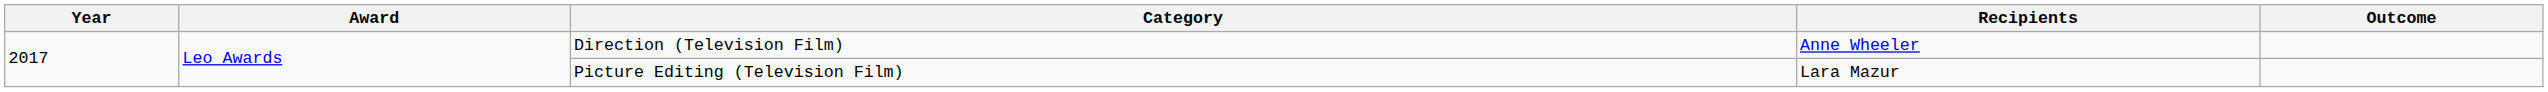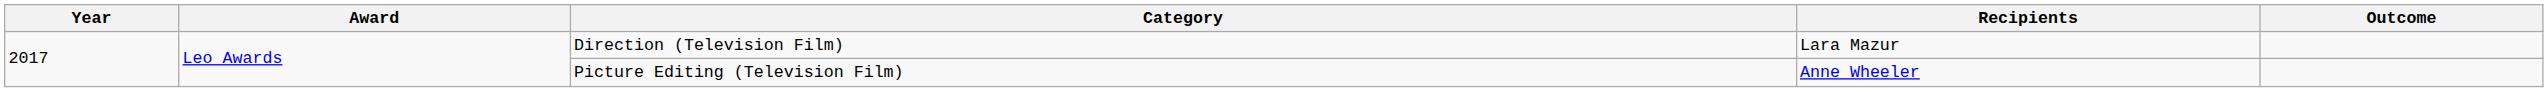(1860, 45) Anne Wheeler -> (1850, 45) Lara Mazur
(1850, 72) Lara Mazur -> (1860, 72) Anne Wheeler
